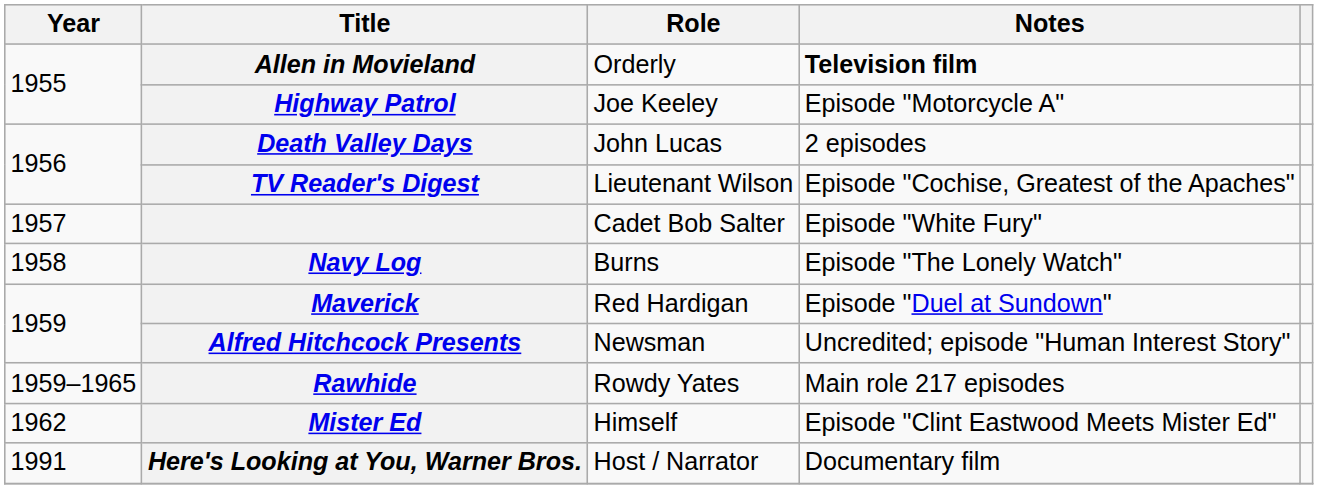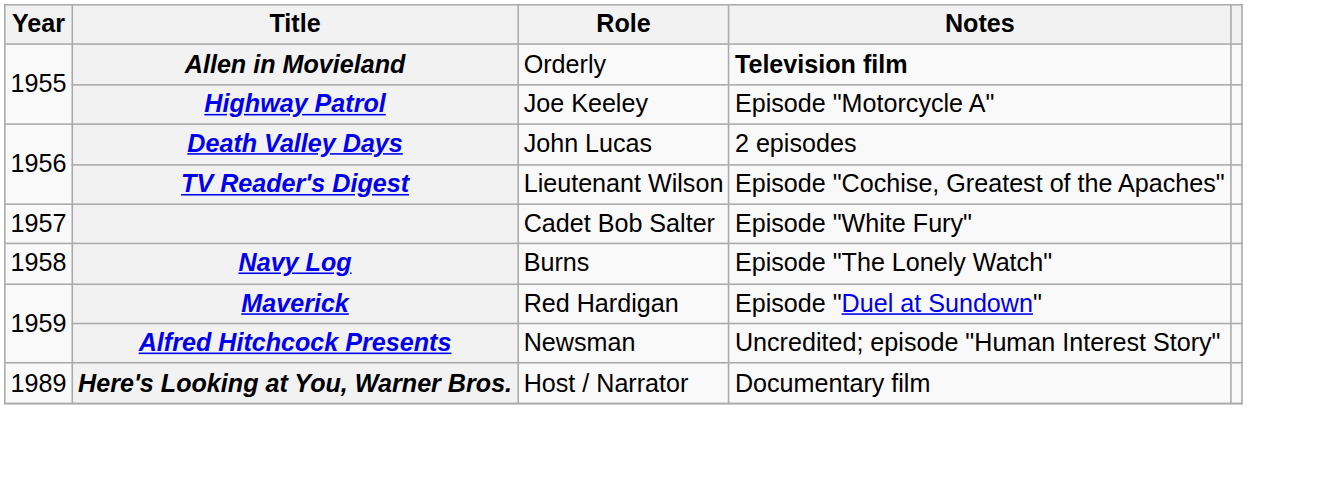- row: (365, 382)
- row: (365, 422)
(39, 462) 1991 -> (39, 382) 1989
